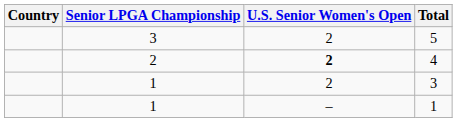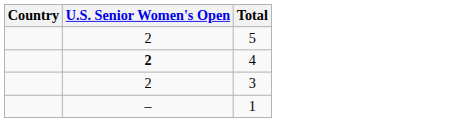- column: (153, 15)
